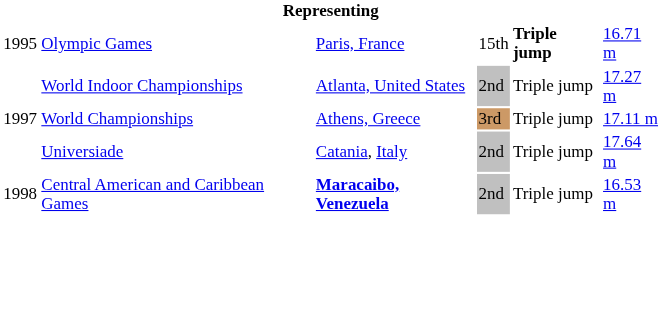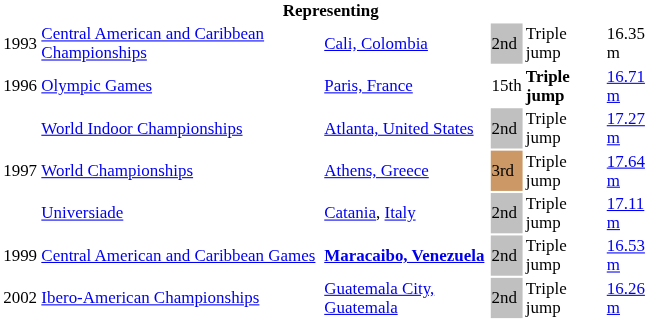+ row: (153, 43)
(20, 43) 1995 -> (20, 85) 1996
(631, 118) 17.11 m -> (626, 170) 17.64 m
(622, 151) 17.64 m -> (626, 213) 17.11 m
(20, 194) 1998 -> (20, 255) 1999
+ row: (150, 297)
